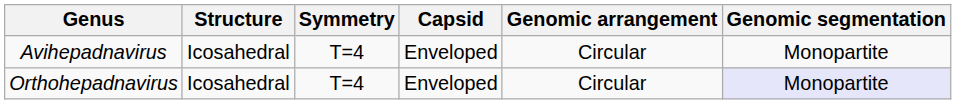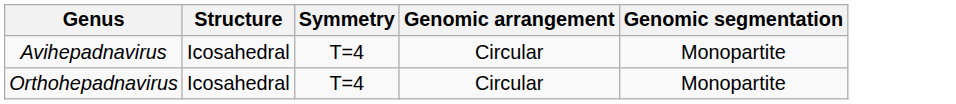- column: (451, 20)
(836, 83) lavender background -> (733, 83) no background
